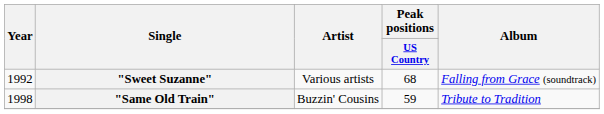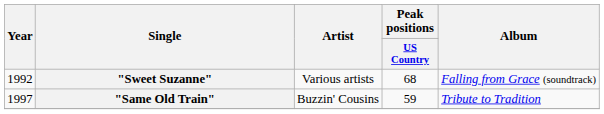(20, 99) 1998 -> (20, 99) 1997
